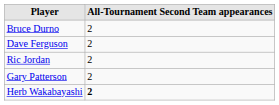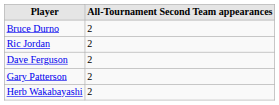rows swapped: (37, 44) <-> (28, 60)
(90, 92) bold -> (90, 92) normal
